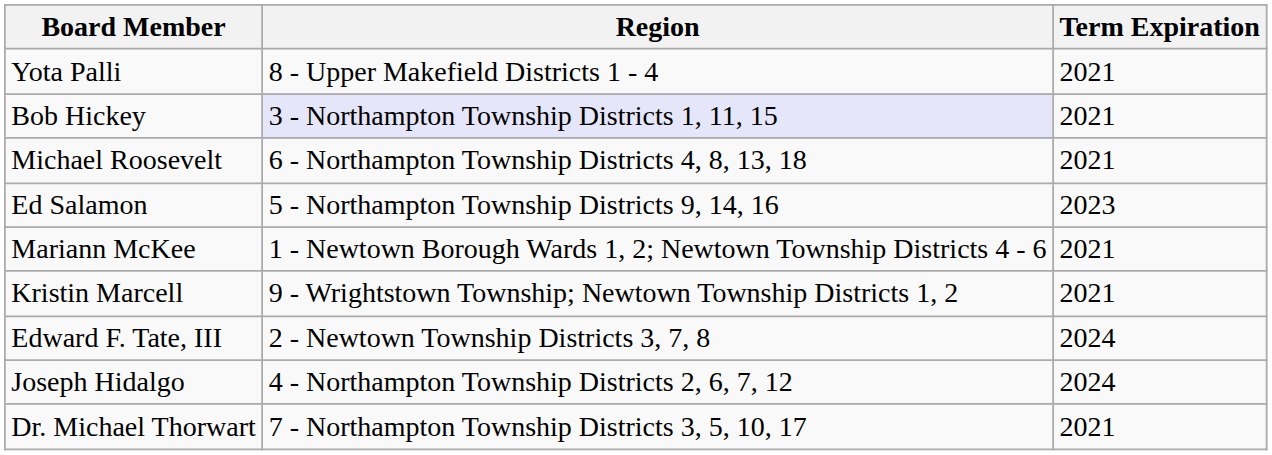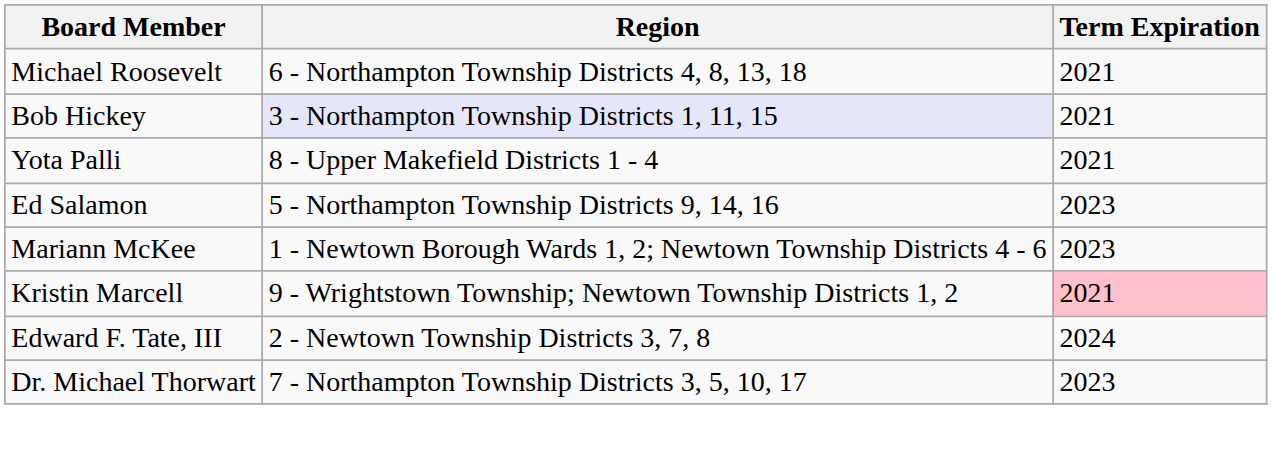rows swapped: (66, 71) <-> (117, 159)
(1087, 248) 2021 -> (1087, 248) 2023
(1087, 293) no background -> (1087, 293) pink background
- row: (98, 381)
(1087, 426) 2021 -> (1087, 381) 2023
